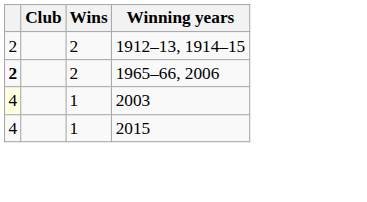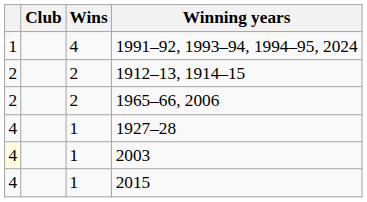+ row: (237, 45)
(13, 73) bold -> (13, 100) normal
+ row: (146, 127)
